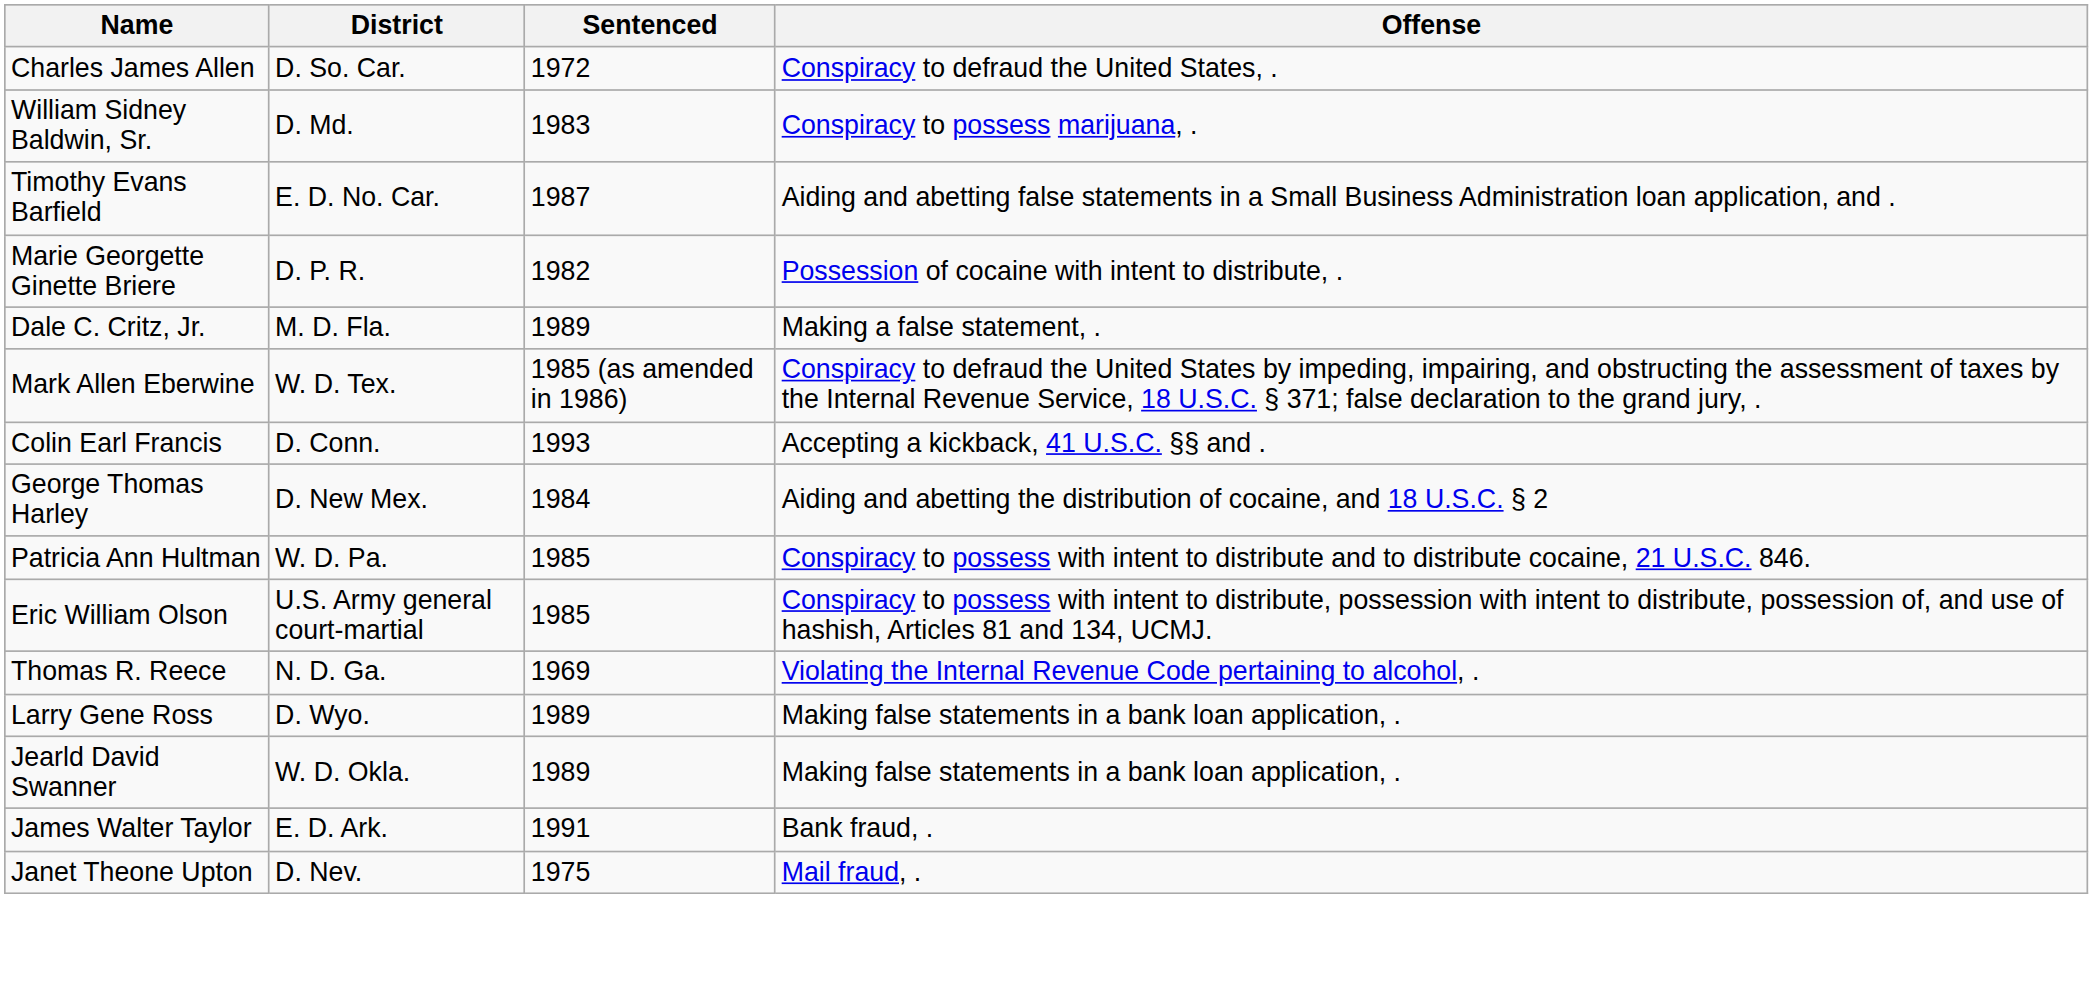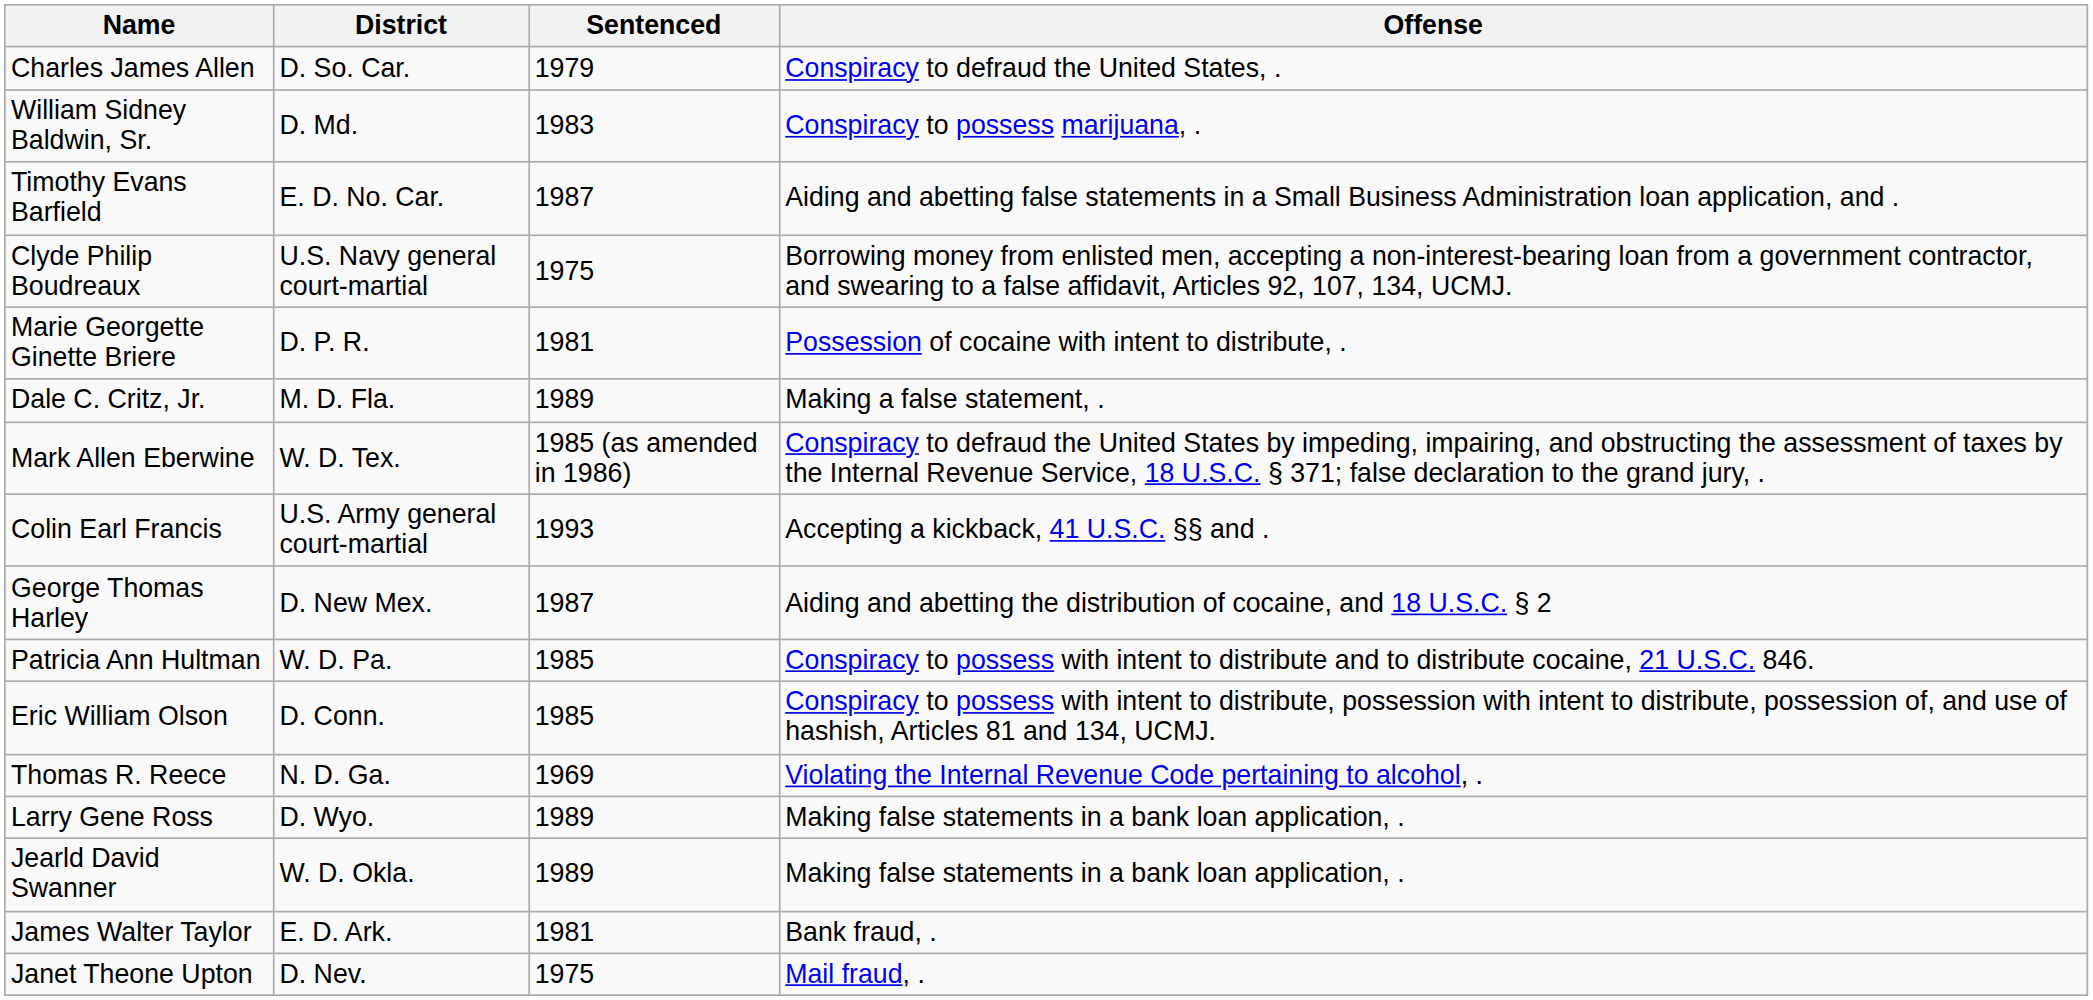(561, 68) 1972 -> (564, 68) 1979
+ row: (82, 270)
(561, 270) 1982 -> (564, 342) 1981
(328, 442) D. Conn. -> (388, 530) U.S. Army general court-martial
(561, 499) 1984 -> (564, 602) 1987
(383, 614) U.S. Army general court-martial -> (332, 717) D. Conn.
(561, 829) 1991 -> (564, 931) 1981
